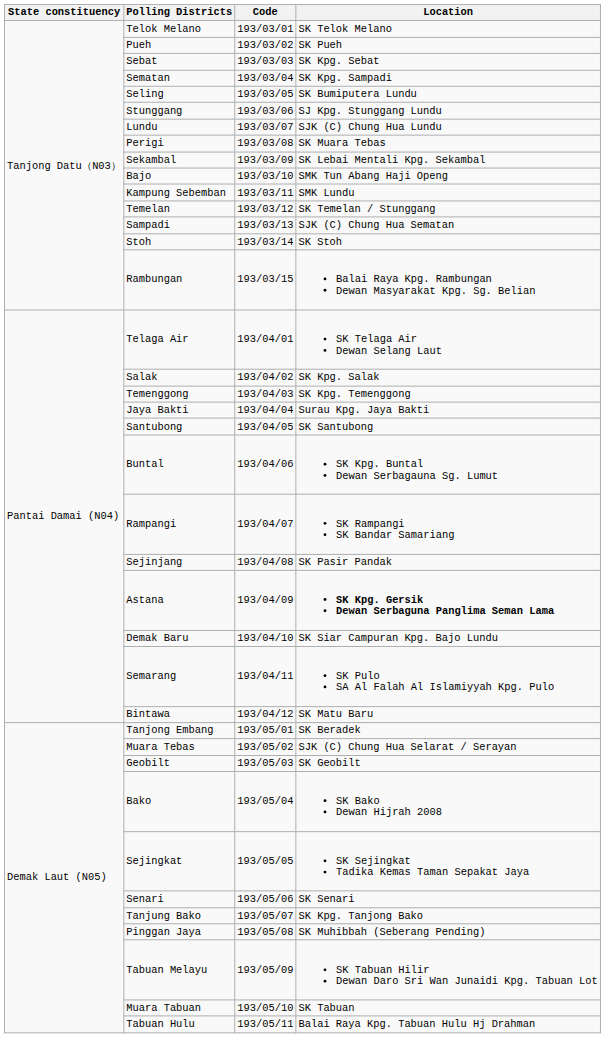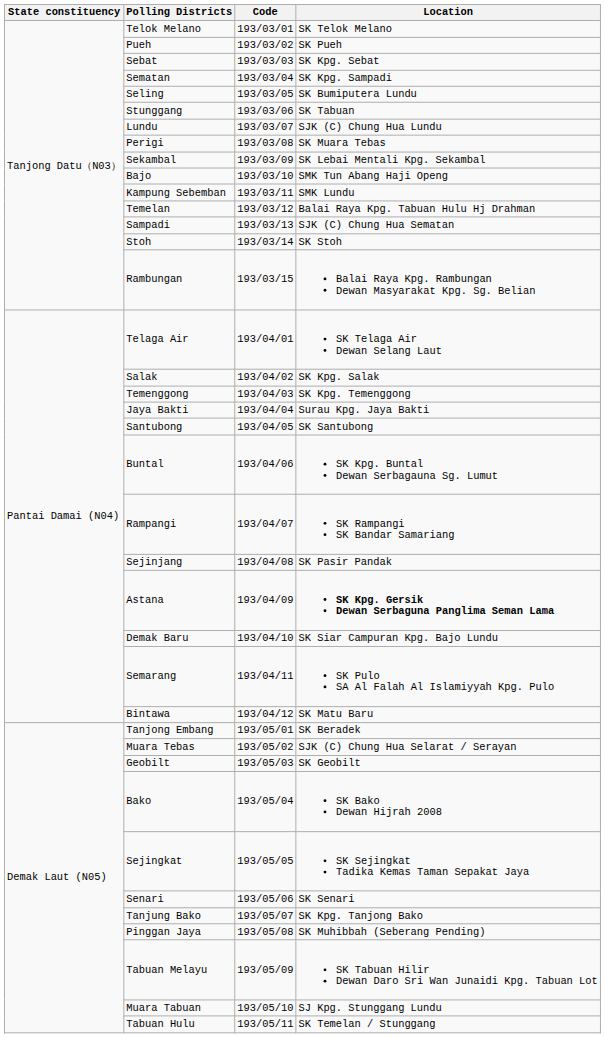(370, 111) SJ Kpg. Stunggang Lundu -> (327, 111) SK Tabuan
(367, 209) SK Temelan / Stunggang -> (417, 209) Balai Raya Kpg. Tabuan Hulu Hj Drahman
(327, 1008) SK Tabuan -> (370, 1008) SJ Kpg. Stunggang Lundu
(417, 1024) Balai Raya Kpg. Tabuan Hulu Hj Drahman -> (367, 1024) SK Temelan / Stunggang
